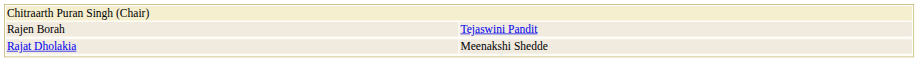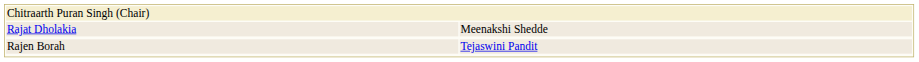rows swapped: (42, 46) <-> (36, 29)
